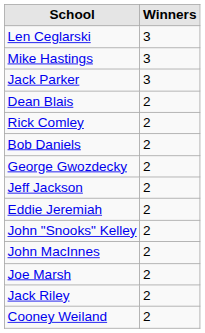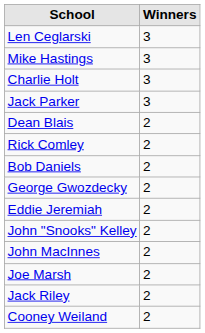+ row: (43, 79)
- row: (45, 187)
